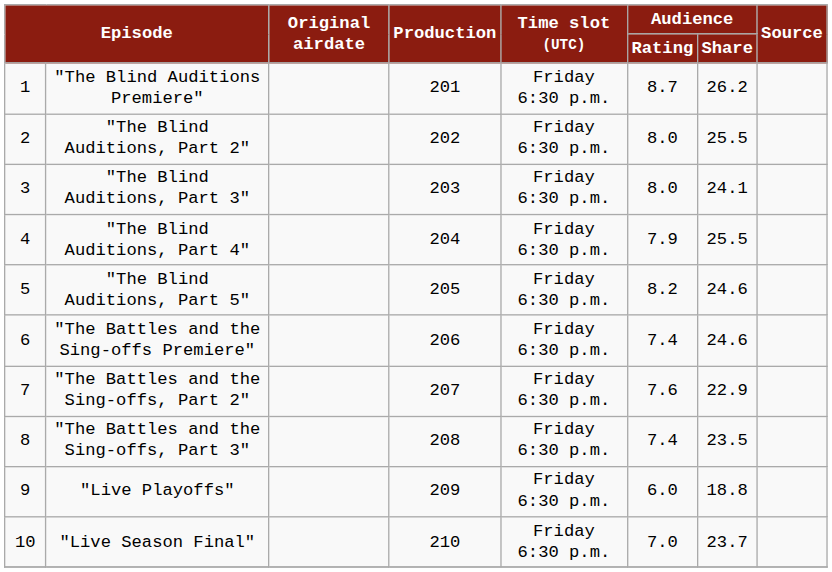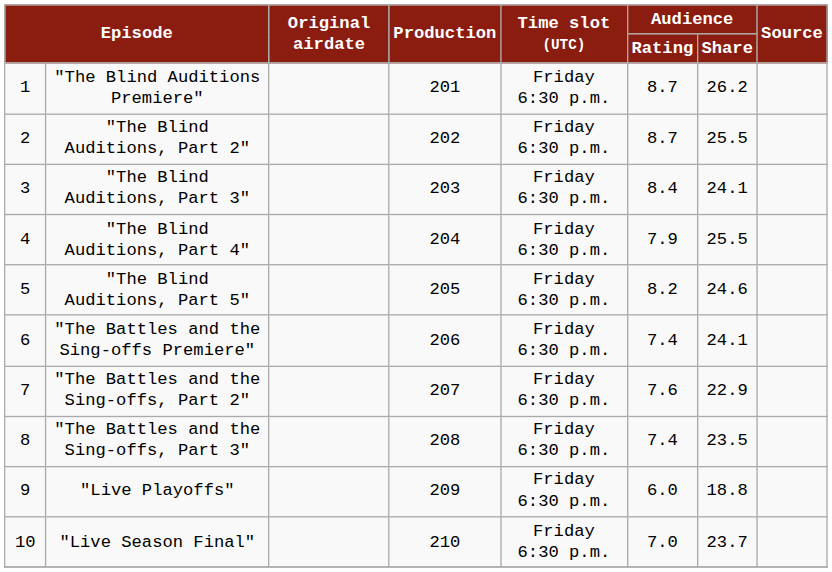(662, 138) 8.0 -> (662, 138) 8.7
(662, 189) 8.0 -> (662, 189) 8.4
(727, 340) 24.6 -> (727, 340) 24.1
